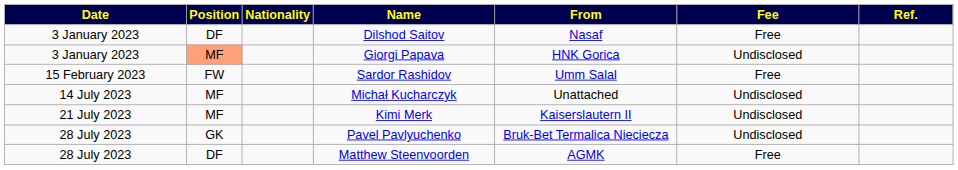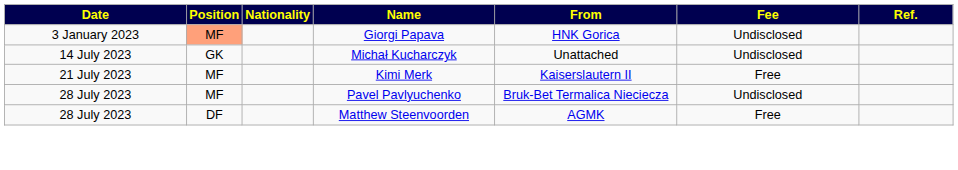- row: (404, 35)
- row: (404, 75)
(214, 95) MF -> (214, 55) GK
(768, 115) Undisclosed -> (768, 75) Free
(214, 135) GK -> (214, 95) MF
